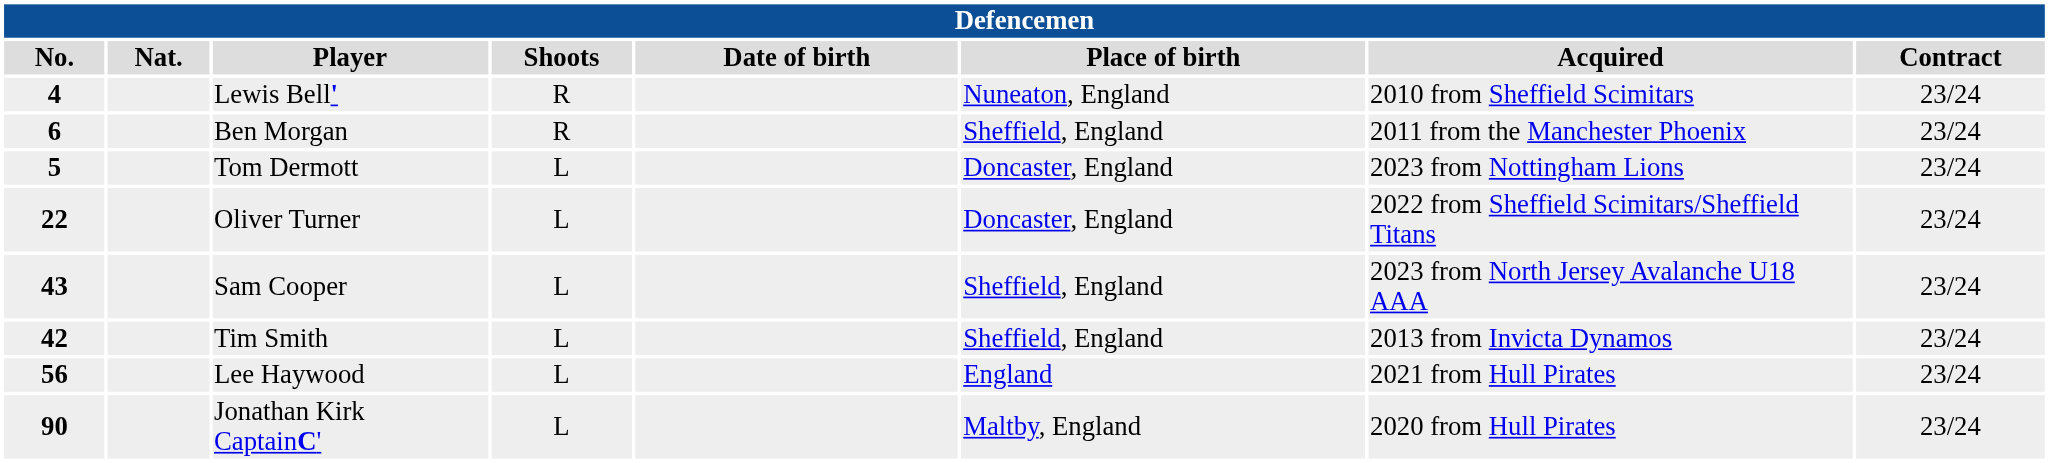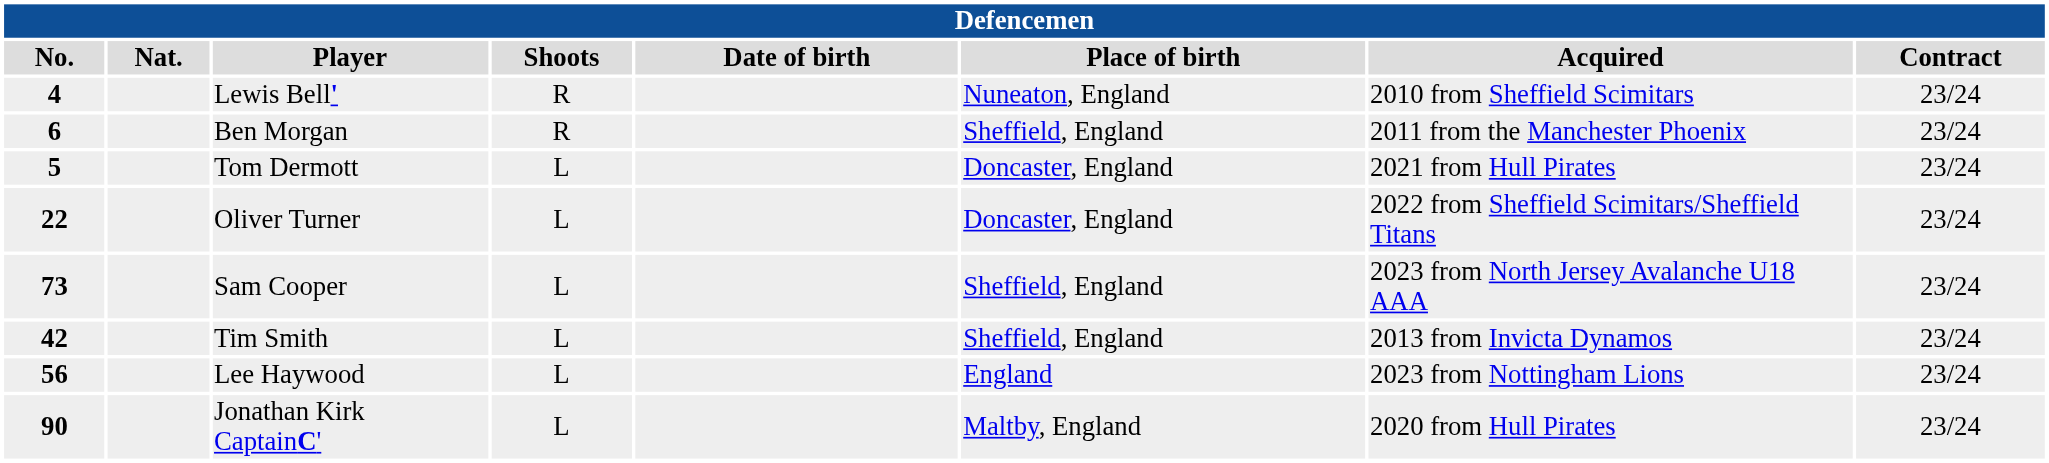(1527, 167) 2023 from Nottingham Lions -> (1493, 167) 2021 from Hull Pirates
(54, 286) 43 -> (54, 286) 73
(1493, 374) 2021 from Hull Pirates -> (1527, 374) 2023 from Nottingham Lions
